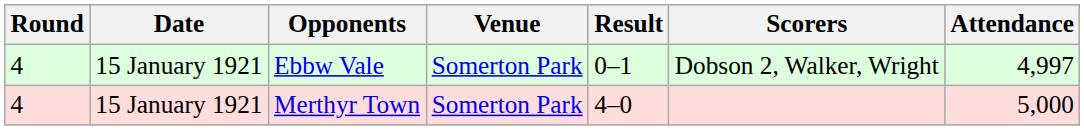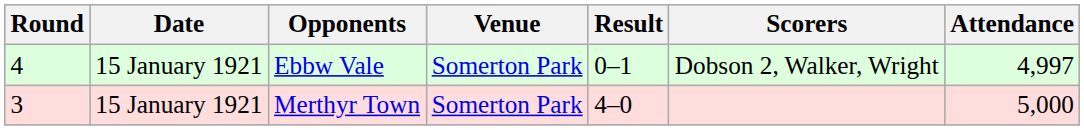(17, 104) 4 -> (17, 104) 3
